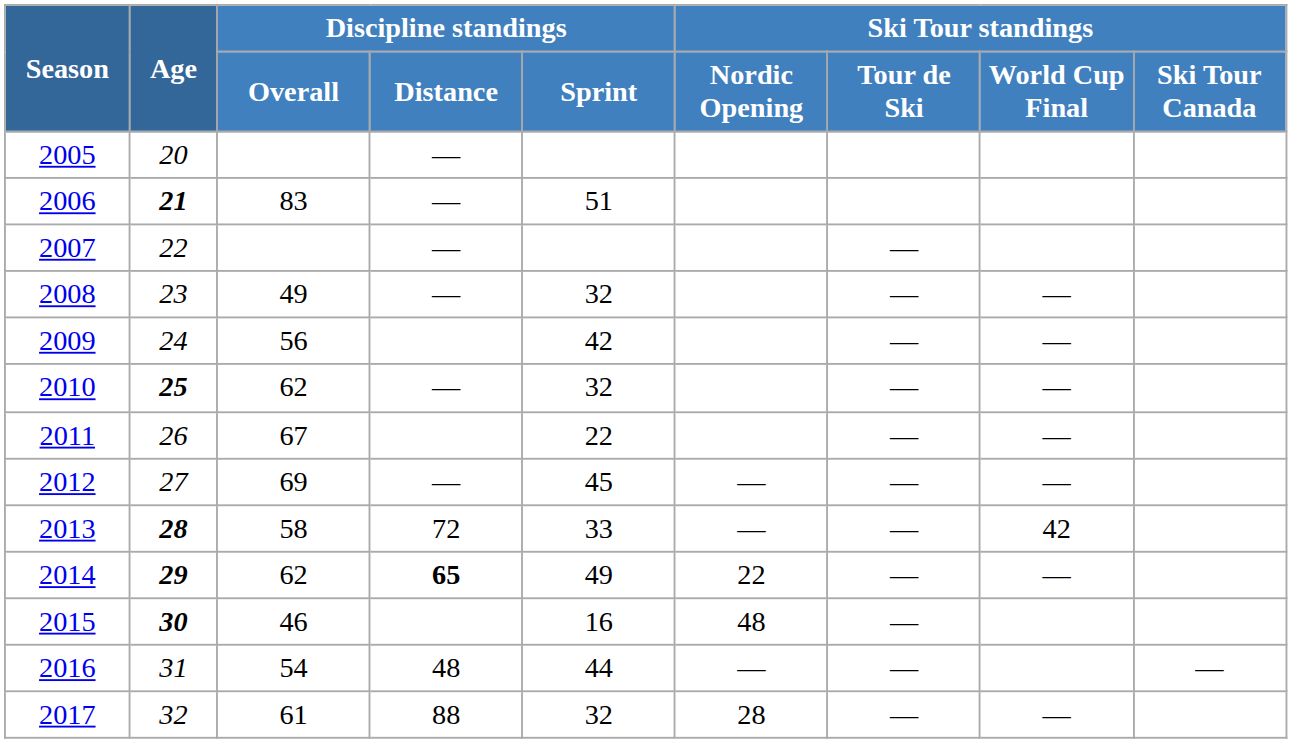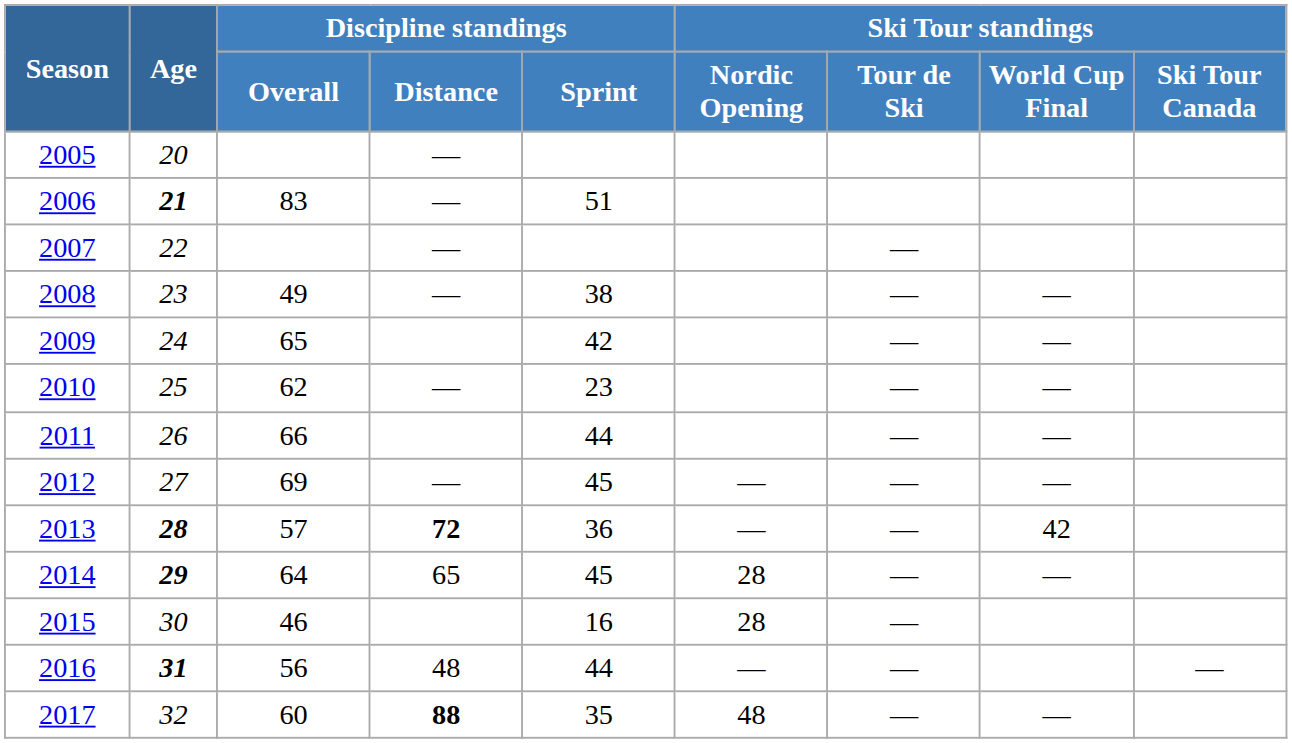(599, 294) 32 -> (599, 294) 38
(294, 341) 56 -> (294, 341) 65
(173, 387) bold -> (173, 387) normal
(599, 387) 32 -> (599, 387) 23
(294, 434) 67 -> (294, 434) 66
(599, 434) 22 -> (599, 434) 44
(294, 527) 58 -> (294, 527) 57
(446, 527) normal -> (446, 527) bold
(599, 527) 33 -> (599, 527) 36
(294, 574) 62 -> (294, 574) 64
(446, 574) bold -> (446, 574) normal
(599, 574) 49 -> (599, 574) 45
(751, 574) 22 -> (751, 574) 28
(173, 620) bold -> (173, 620) normal
(751, 620) 48 -> (751, 620) 28
(173, 667) normal -> (173, 667) bold
(294, 667) 54 -> (294, 667) 56
(294, 714) 61 -> (294, 714) 60
(446, 714) normal -> (446, 714) bold
(599, 714) 32 -> (599, 714) 35
(751, 714) 28 -> (751, 714) 48
